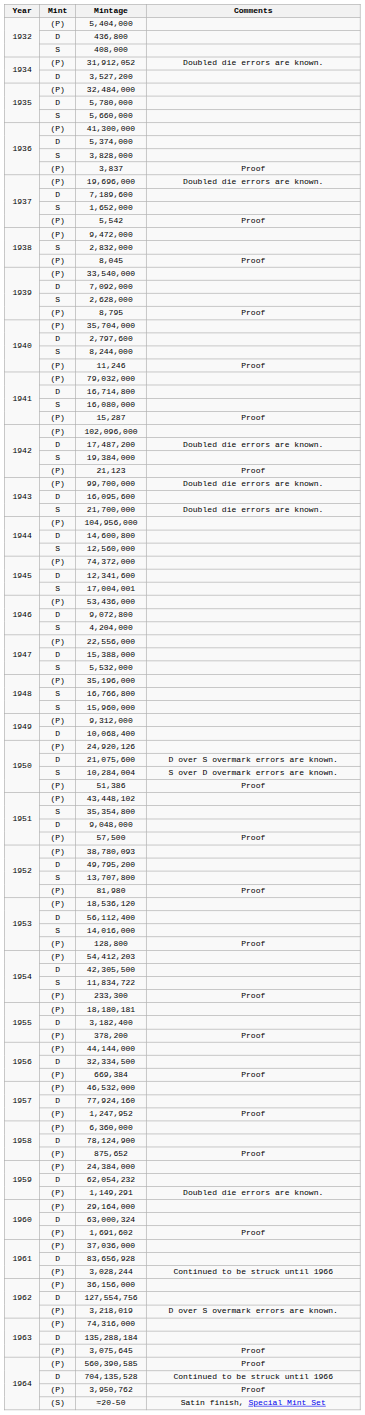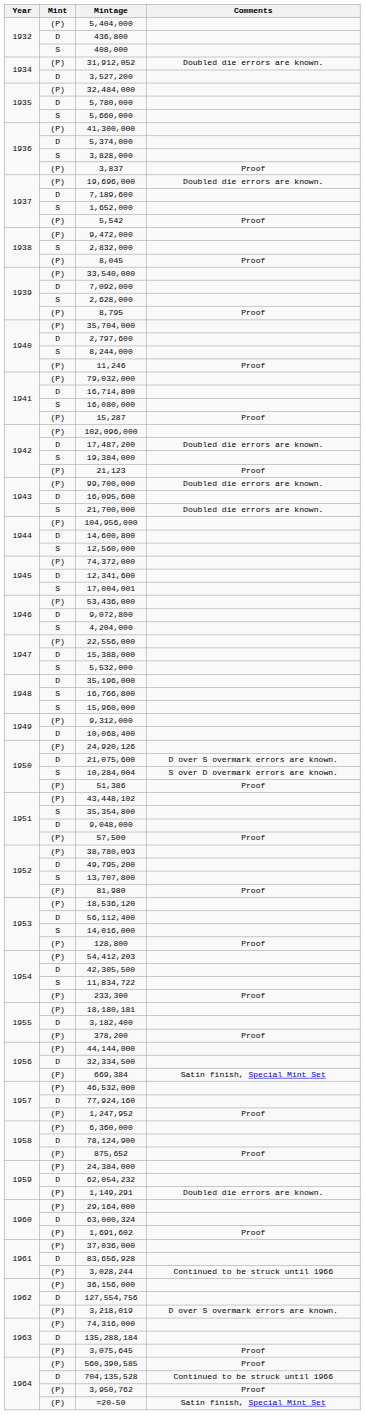(58, 681) (P) -> (58, 681) D
(253, 1075) Proof -> (253, 1075) Satin finish, Special Mint Set
(58, 1403) (S) -> (58, 1403) (P)
